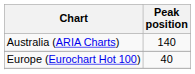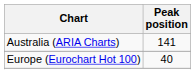(167, 42) 140 -> (167, 42) 141
